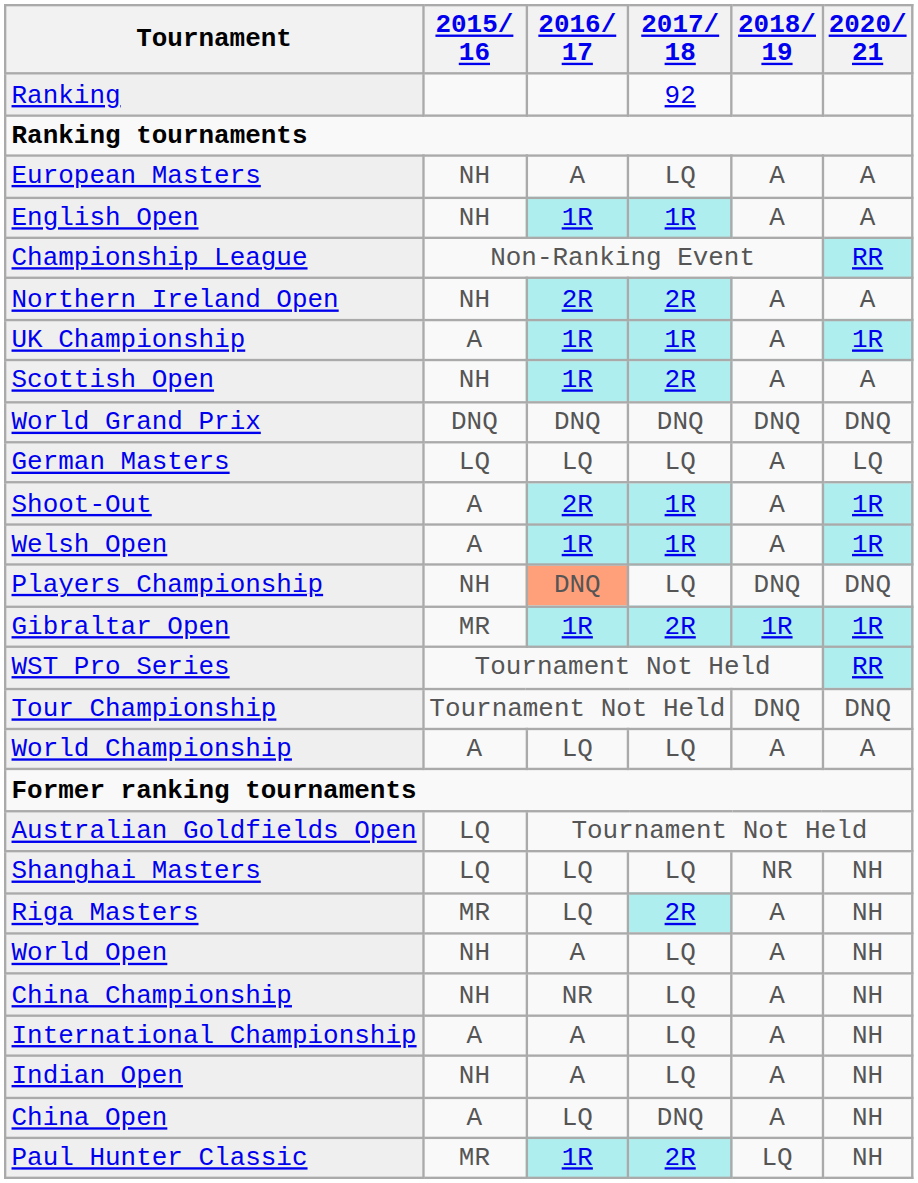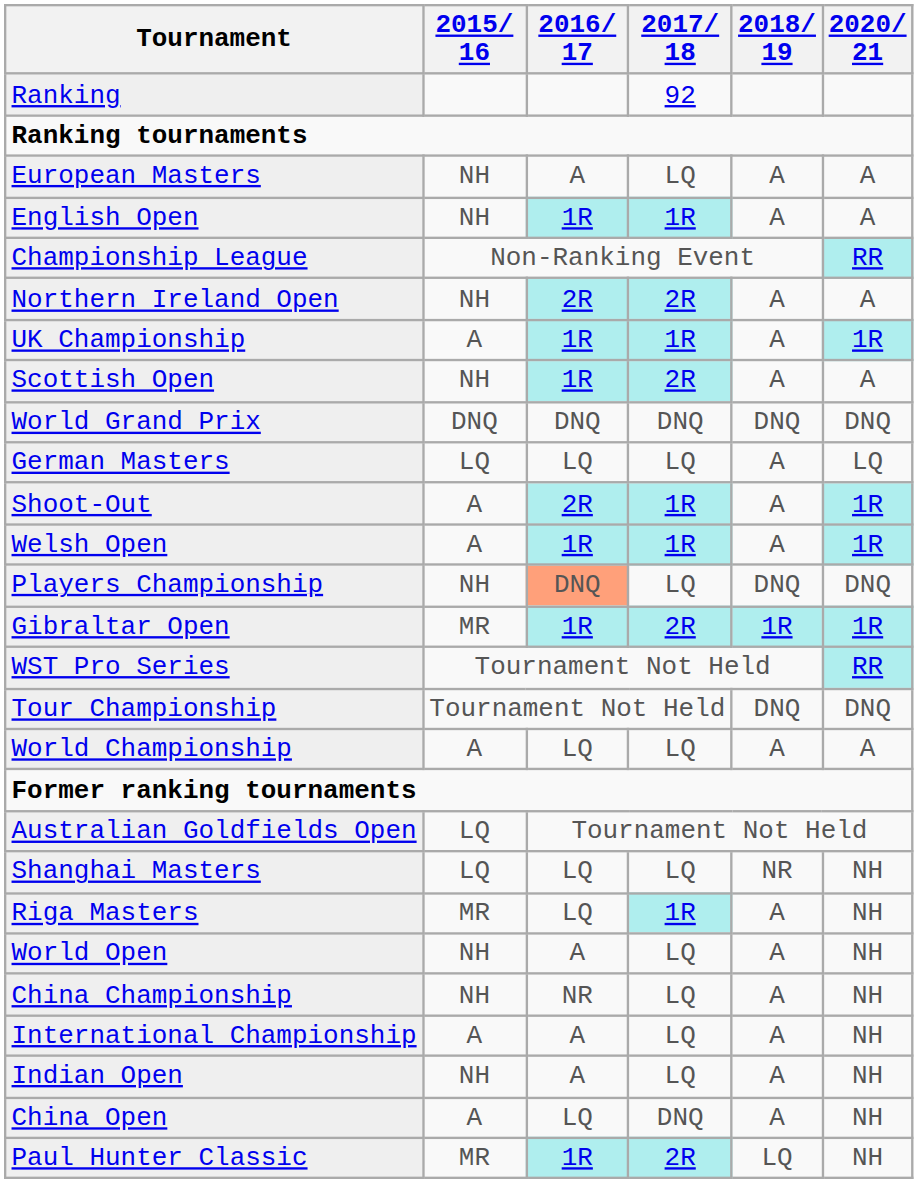(680, 913) 2R -> (680, 913) 1R
